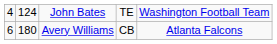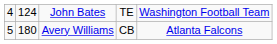(10, 30) 6 -> (10, 30) 5
